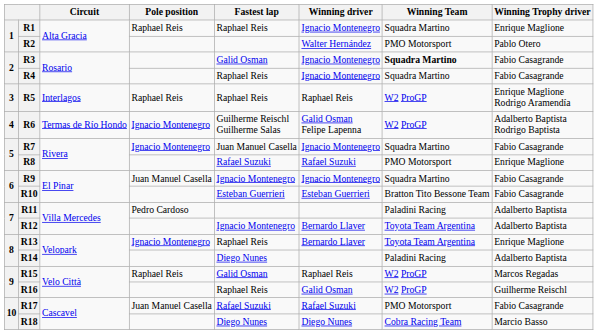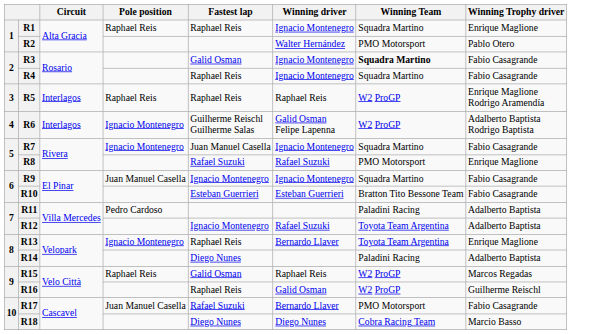(84, 124) Termas de Río Hondo -> (61, 124) Interlagos
(333, 225) Bernardo Llaver -> (302, 225) Rafael Suzuki
(329, 305) Rafael Suzuki -> (307, 305) Bernardo Llaver
